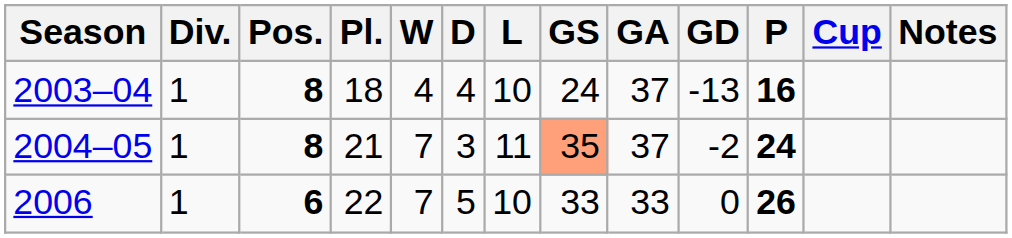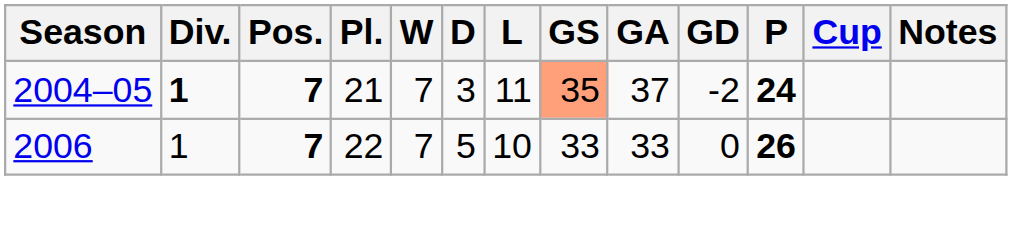- row: (83, 89)
(179, 145) normal -> (179, 89) bold
(313, 145) 8 -> (313, 89) 7
(313, 202) 6 -> (313, 145) 7
